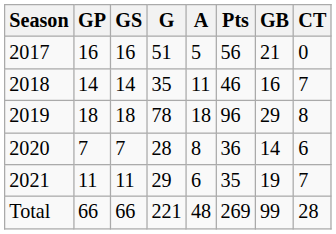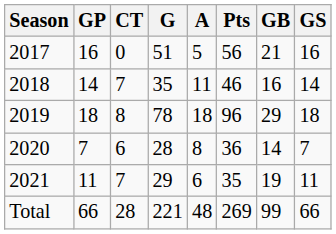columns swapped: (129, 20) <-> (312, 20)
